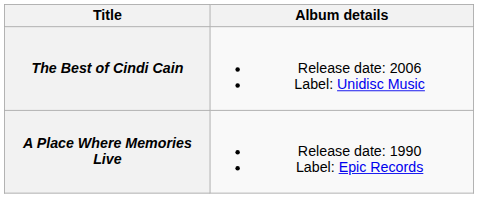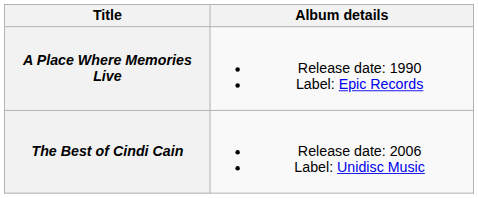rows swapped: (107, 151) <-> (107, 68)
